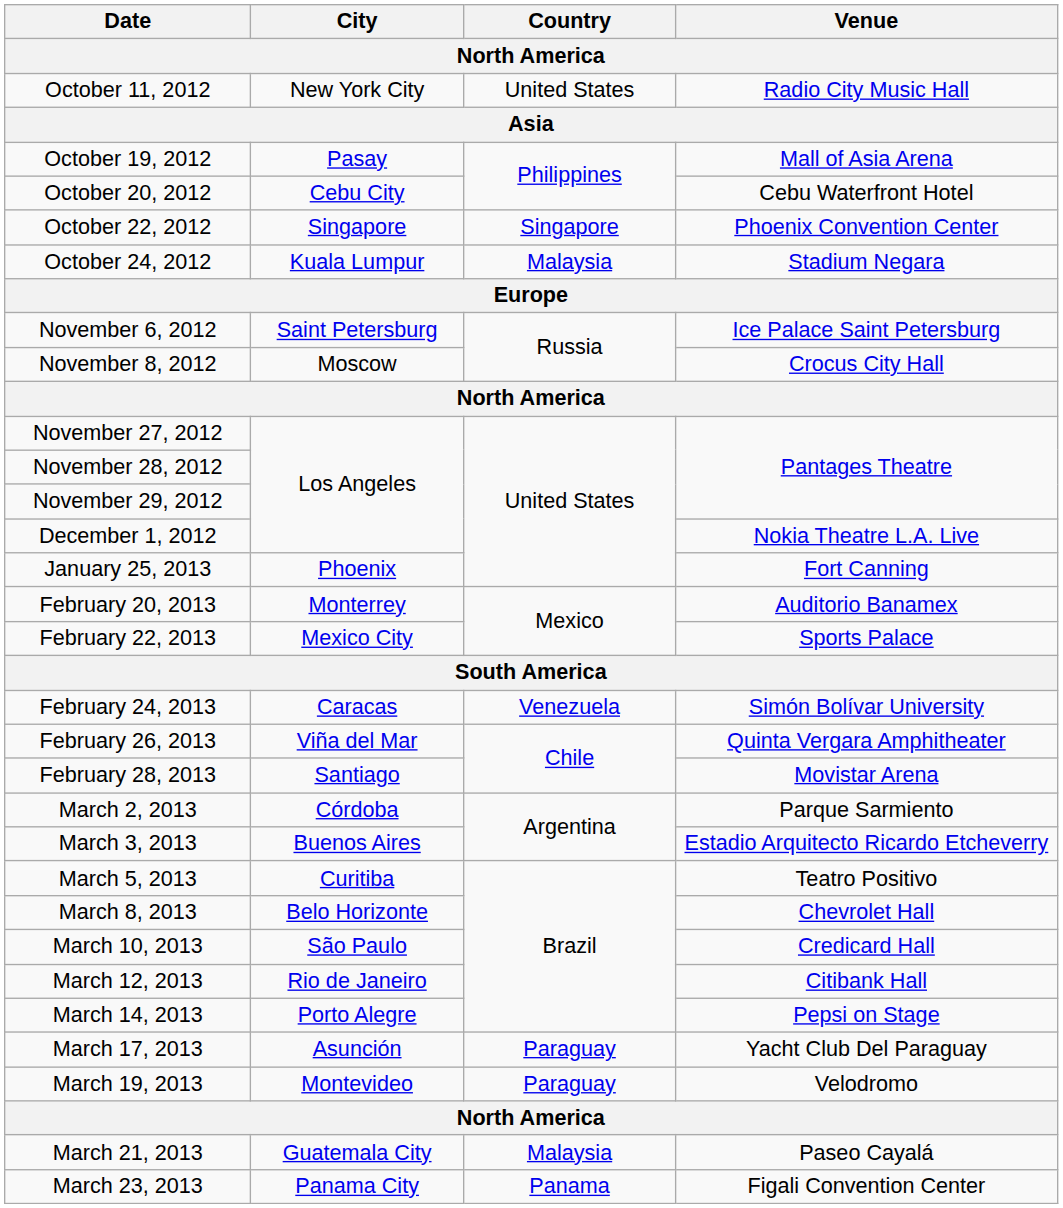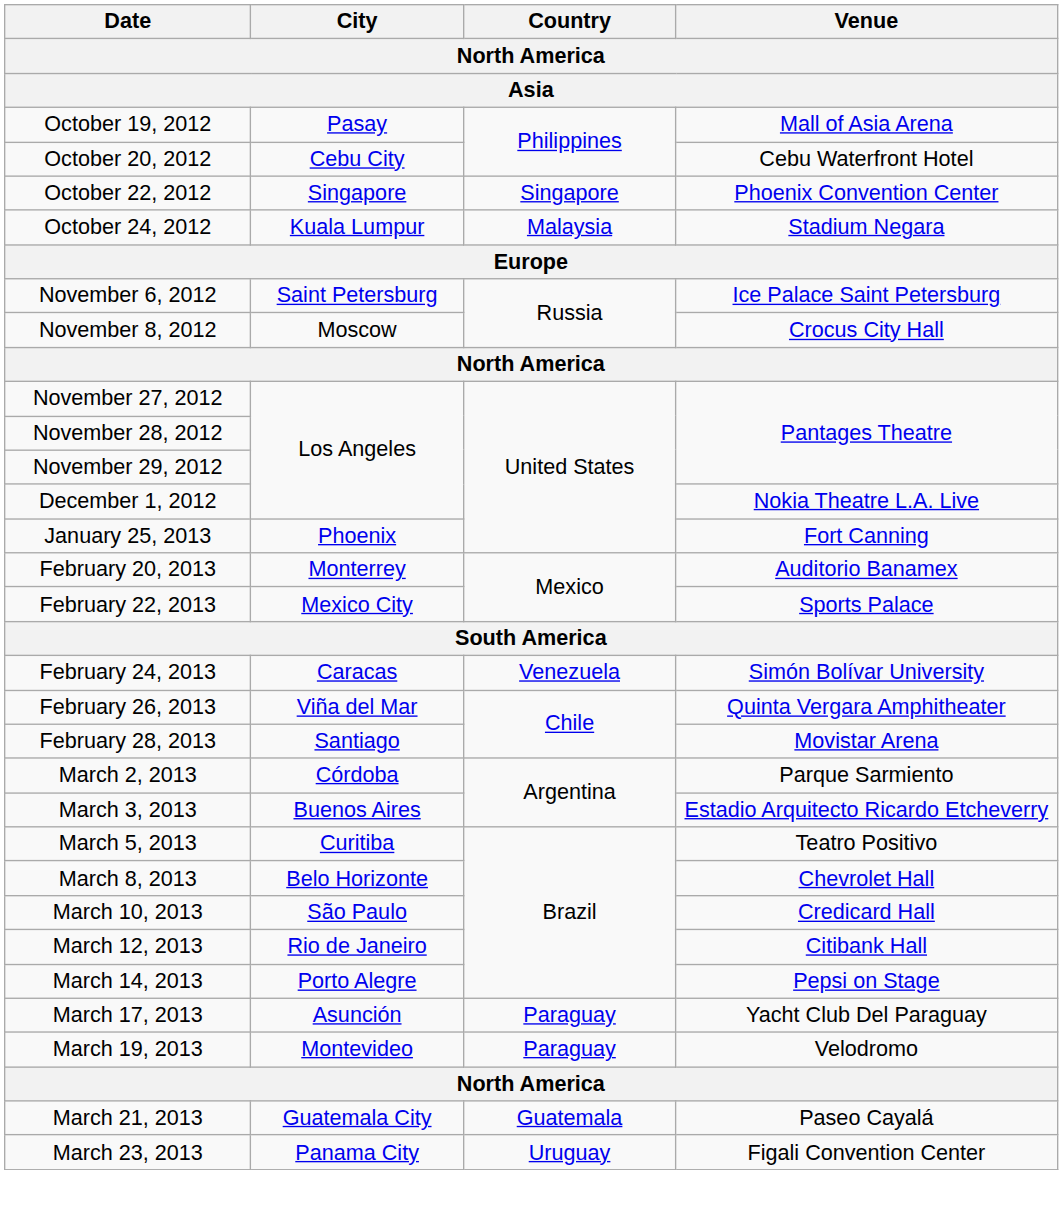- row: (128, 90)
(570, 1152) Malaysia -> (570, 1117) Guatemala
(570, 1186) Panama -> (570, 1152) Uruguay
